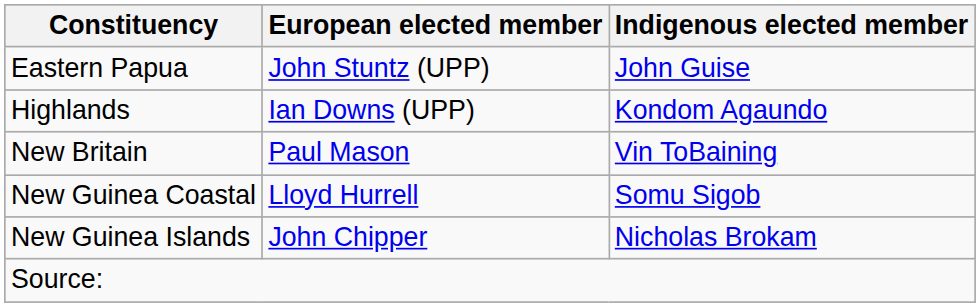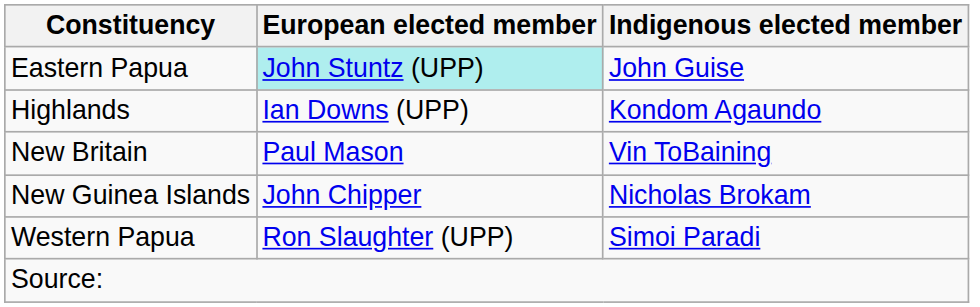(379, 68) no background -> (373, 68) paleturquoise background
- row: (134, 195)
+ row: (103, 237)
